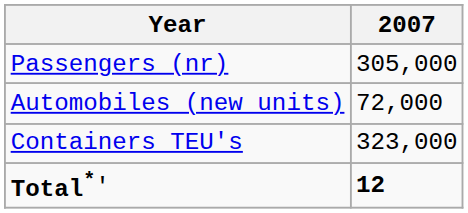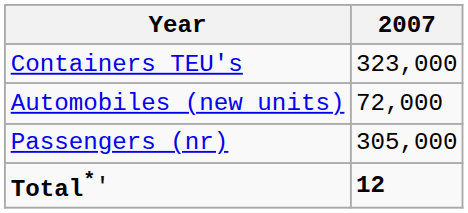rows swapped: (127, 143) <-> (120, 64)
